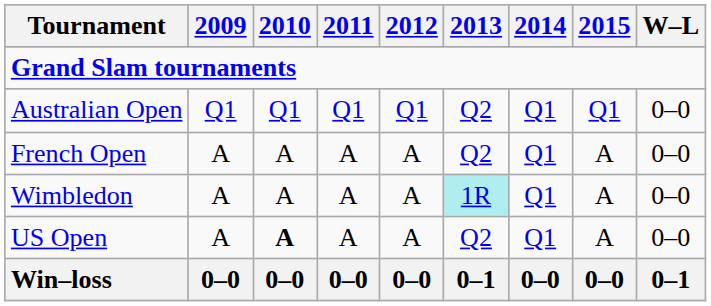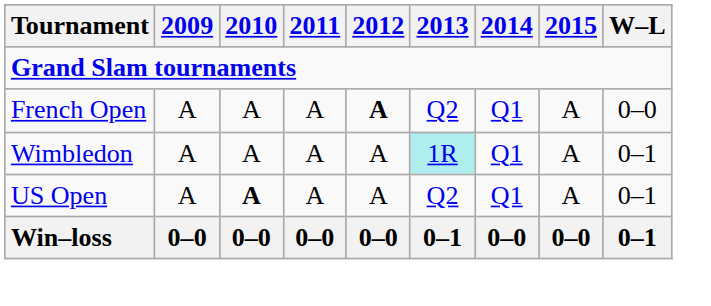- row: (97, 109)
(412, 152) normal -> (378, 109) bold
(671, 194) 0–0 -> (637, 152) 0–1
(671, 236) 0–0 -> (637, 194) 0–1
